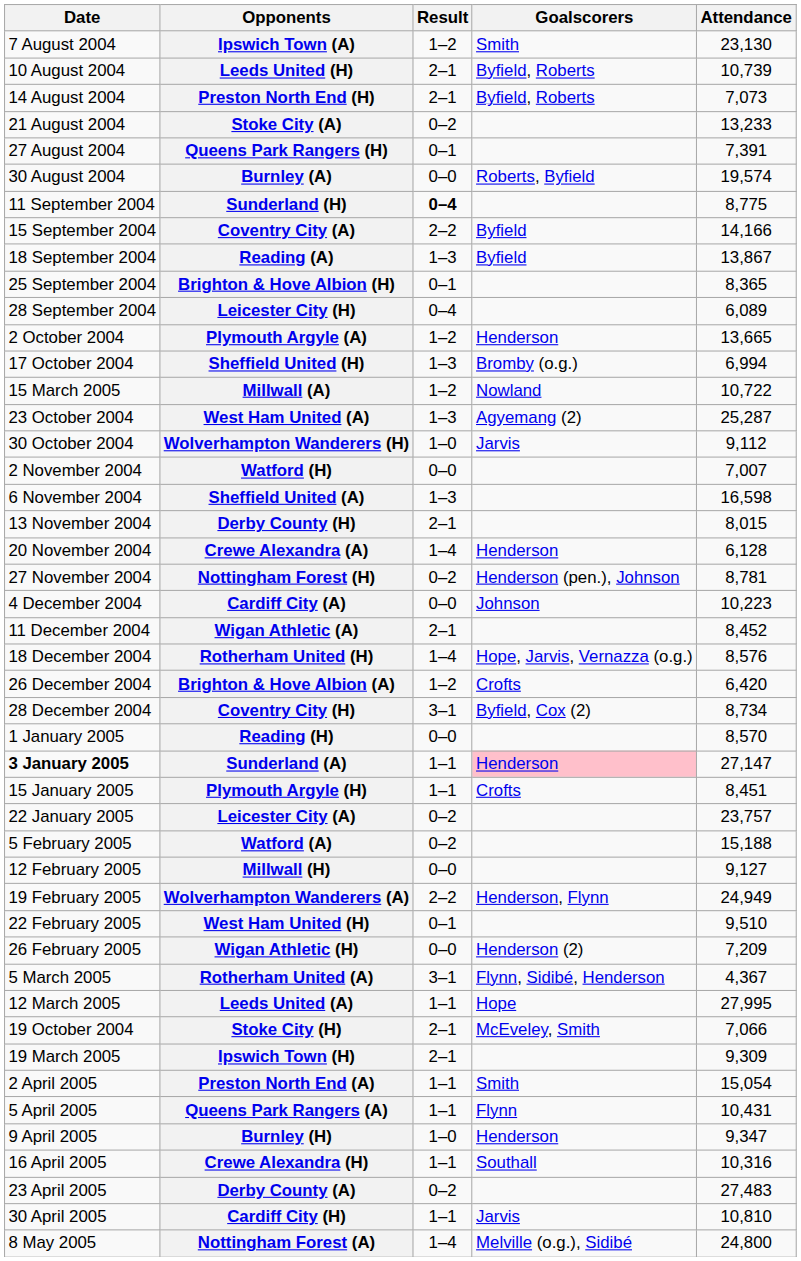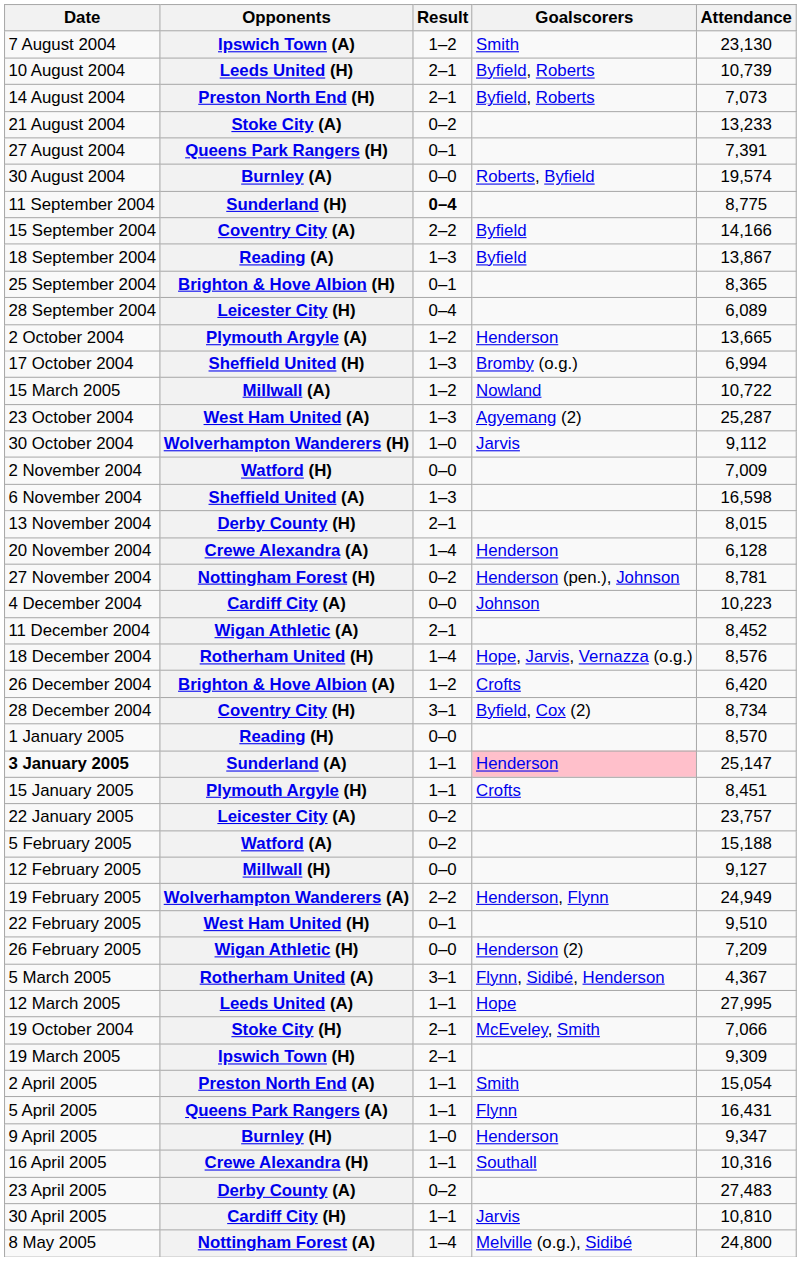(746, 470) 7,007 -> (746, 470) 7,009
(746, 763) 27,147 -> (746, 763) 25,147
(746, 1110) 10,431 -> (746, 1110) 16,431
